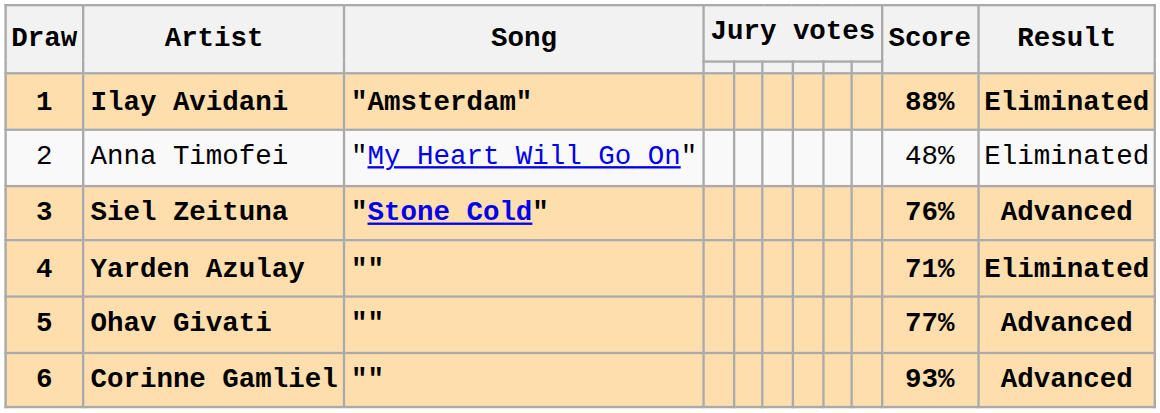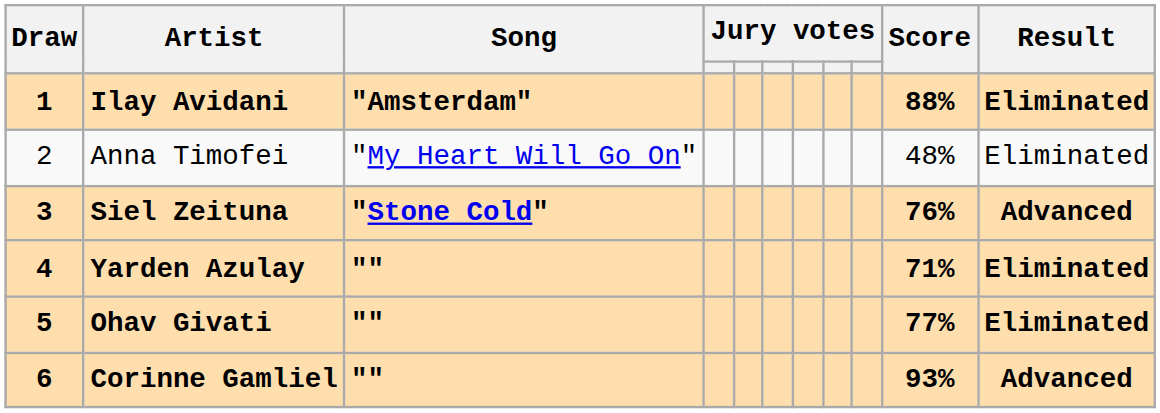(1067, 324) Advanced -> (1067, 324) Eliminated
